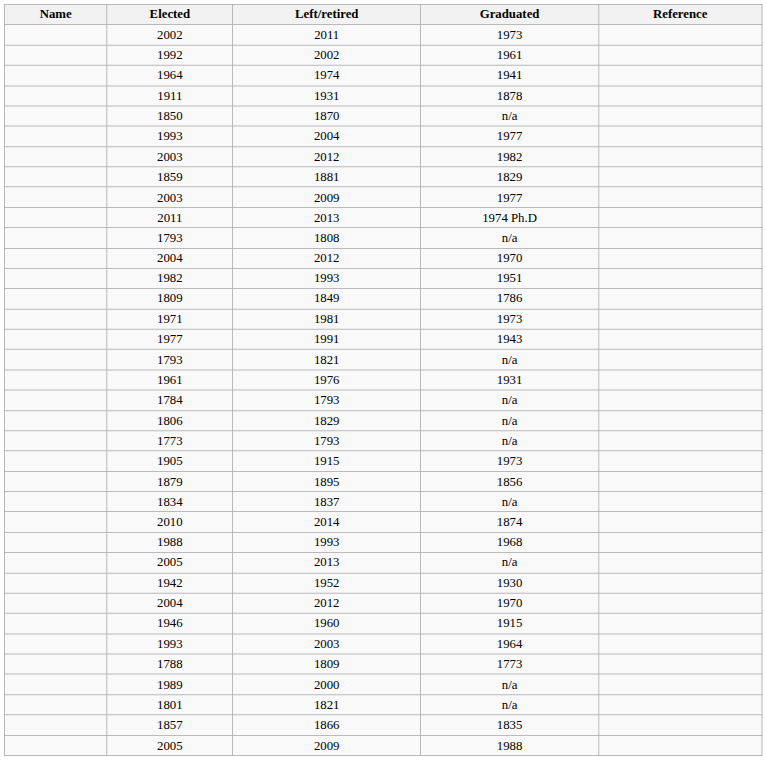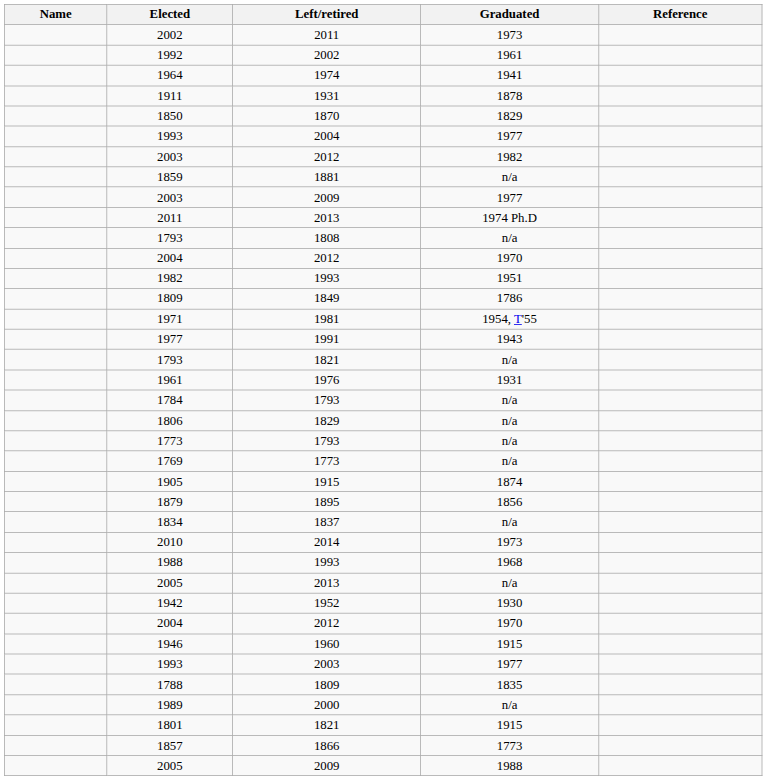(510, 116) n/a -> (510, 116) 1829
(510, 177) 1829 -> (510, 177) n/a
(510, 319) 1973 -> (510, 319) 1954, T'55
+ row: (170, 461)
(510, 461) 1973 -> (510, 481) 1874
(510, 522) 1874 -> (510, 542) 1973
(510, 643) 1964 -> (510, 664) 1977
(510, 664) 1773 -> (510, 684) 1835
(510, 704) n/a -> (510, 725) 1915
(510, 725) 1835 -> (510, 745) 1773
